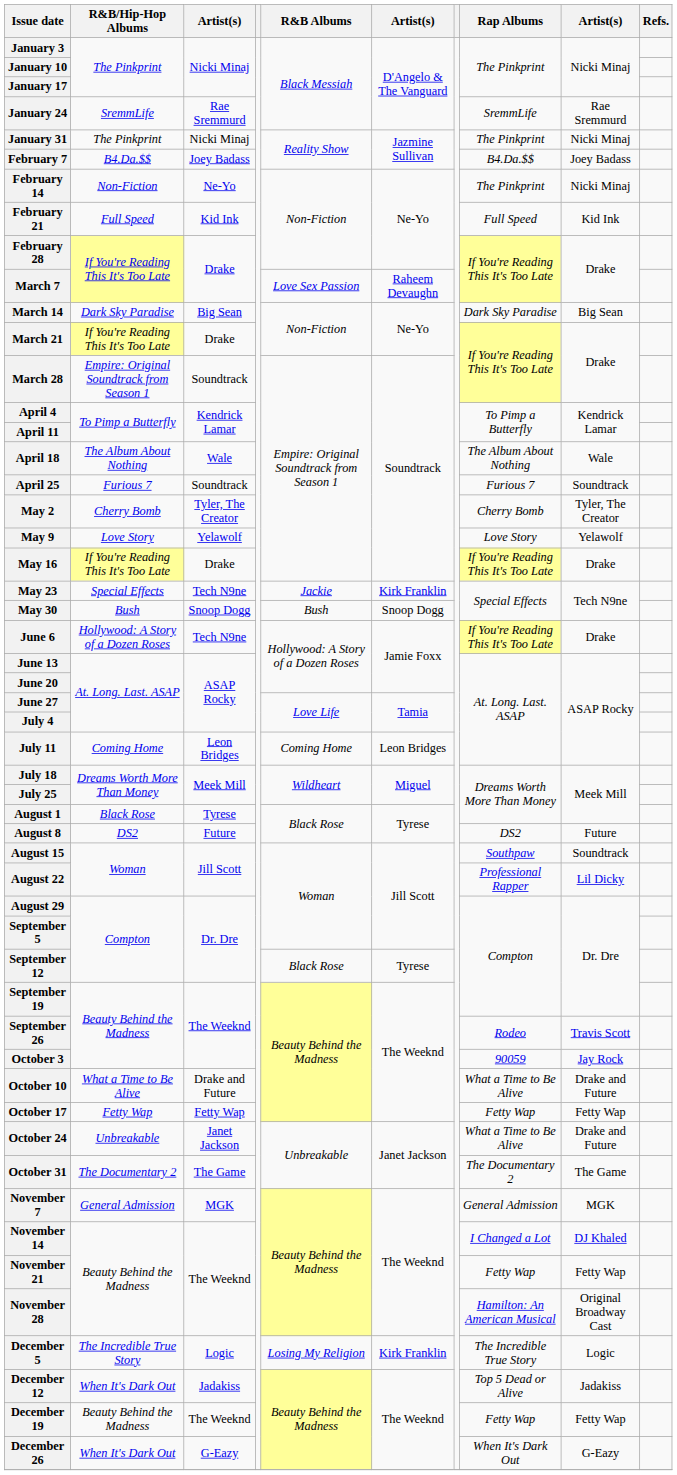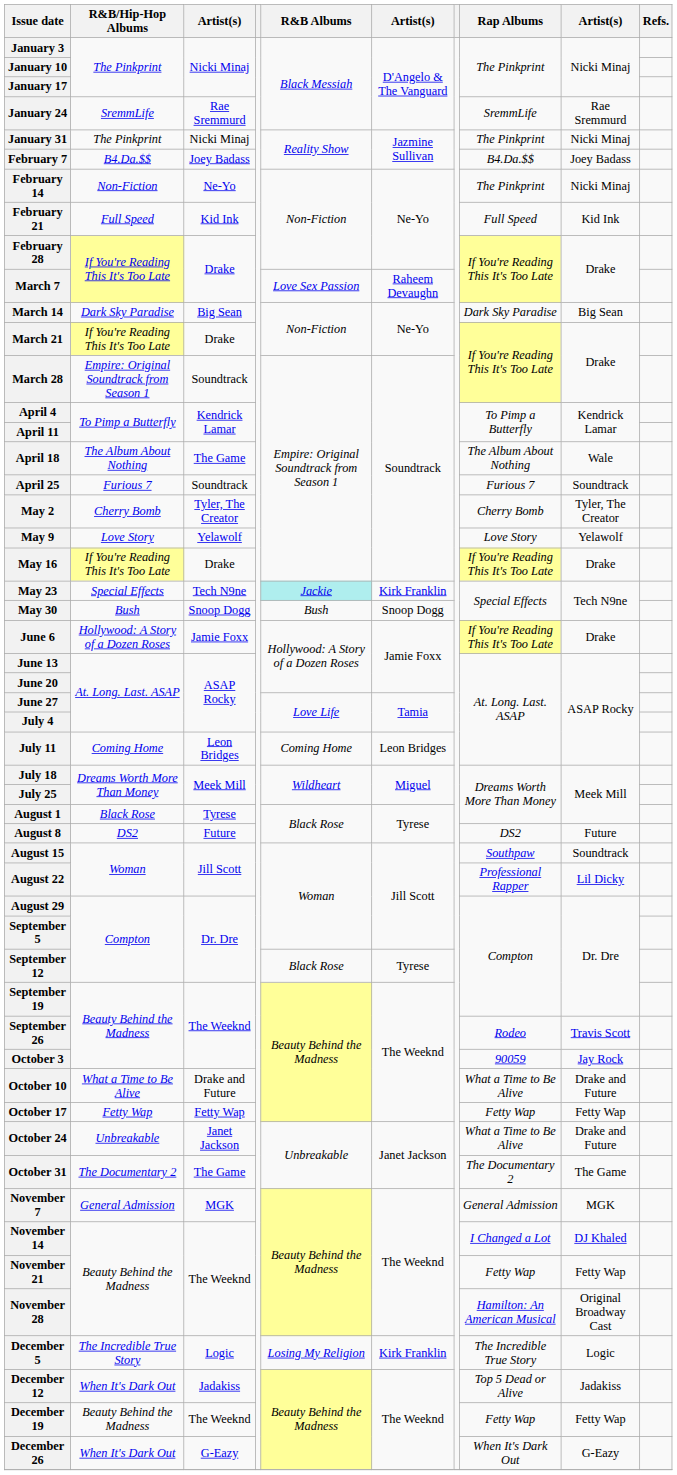(220, 458) Wale -> (220, 458) The Game
(316, 590) no background -> (316, 590) paleturquoise background
(220, 636) Tech N9ne -> (220, 636) Jamie Foxx
